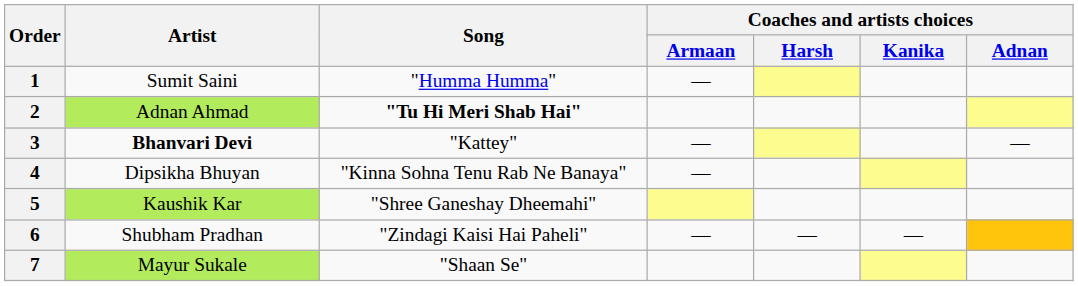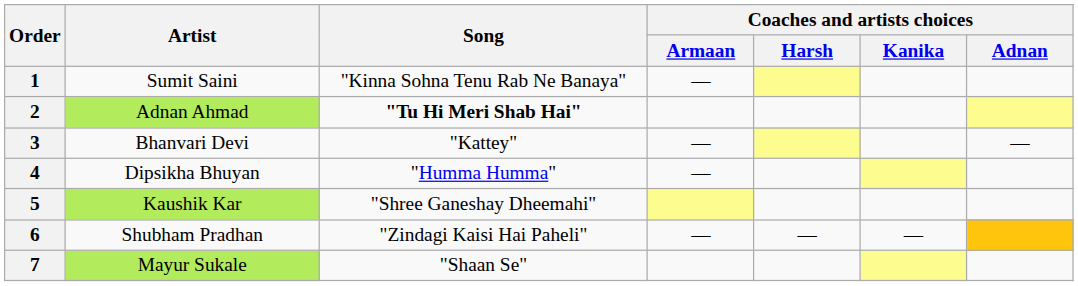(484, 81) "Humma Humma" -> (483, 81) "Kinna Sohna Tenu Rab Ne Banaya"
(192, 142) bold -> (192, 142) normal
(483, 173) "Kinna Sohna Tenu Rab Ne Banaya" -> (483, 173) "Humma Humma"
